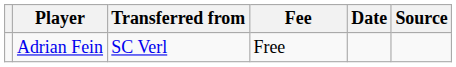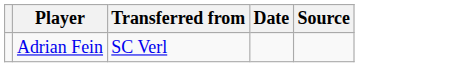- column: (298, 18)
